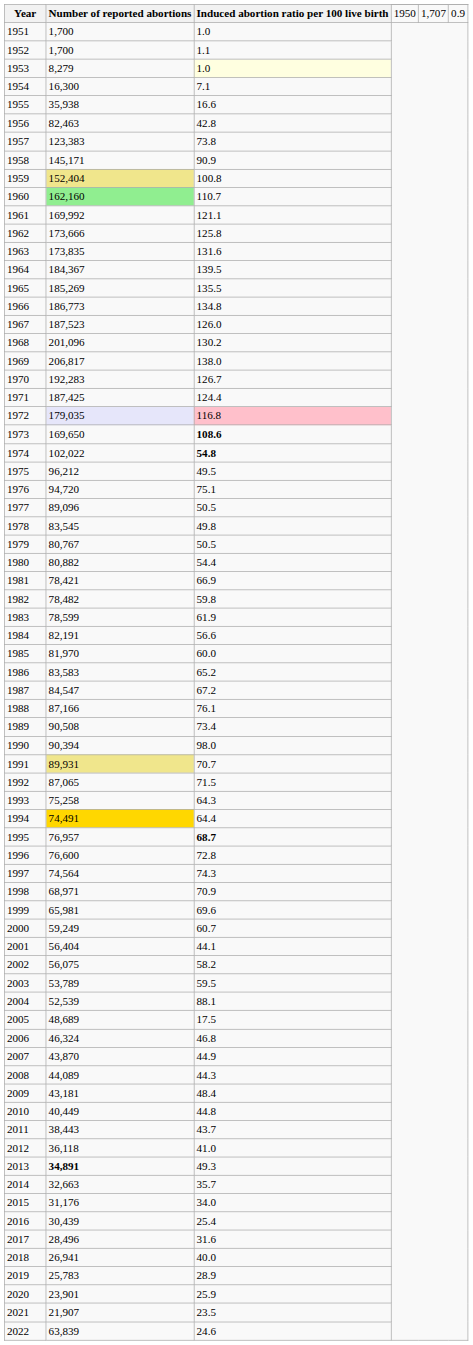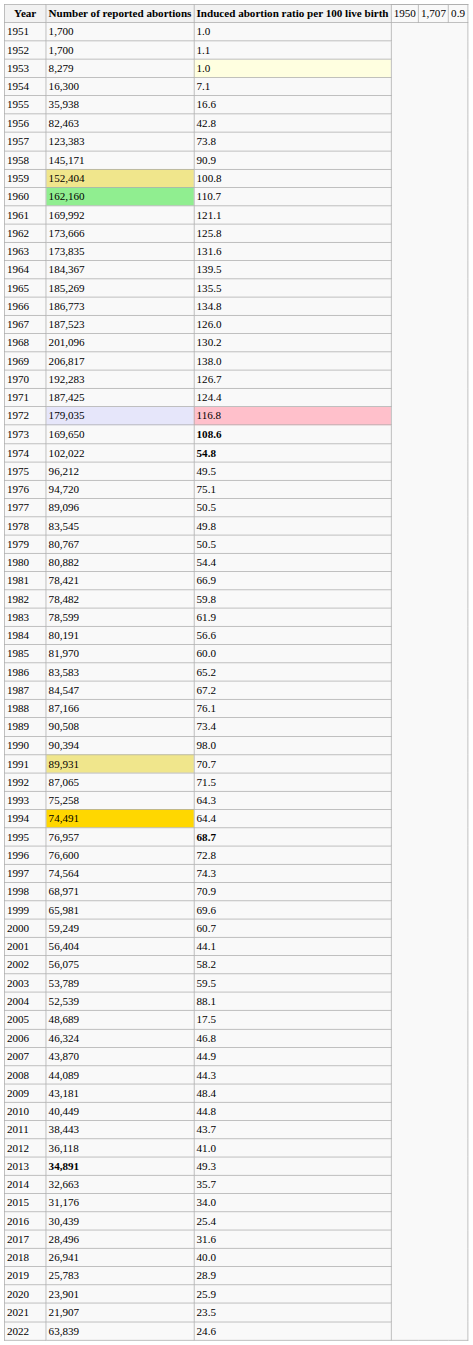(64, 635) 82,191 -> (64, 635) 80,191
